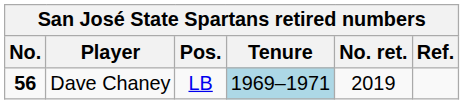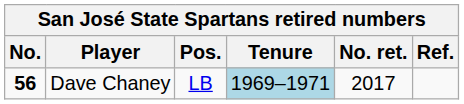(373, 83) 2019 -> (373, 83) 2017
